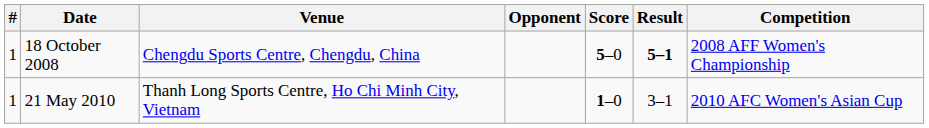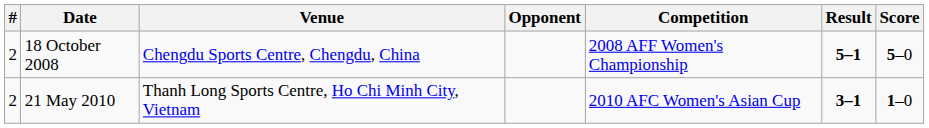columns swapped: (609, 17) <-> (805, 17)
(13, 54) 1 -> (13, 54) 2
(13, 100) 1 -> (13, 100) 2
(660, 100) normal -> (849, 100) bold
